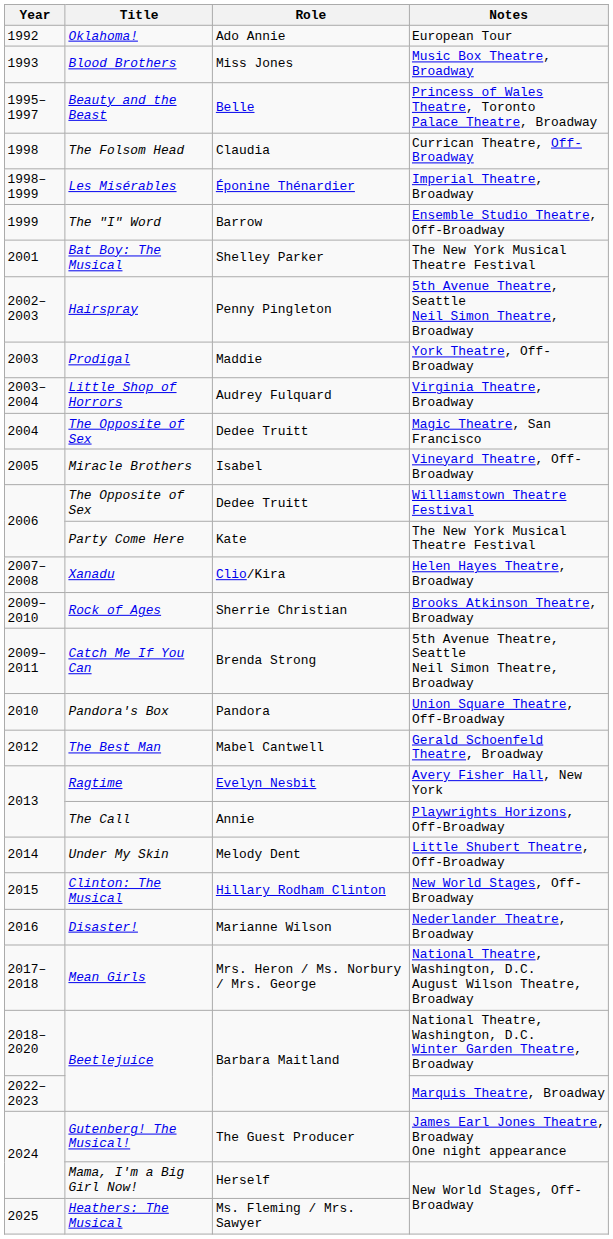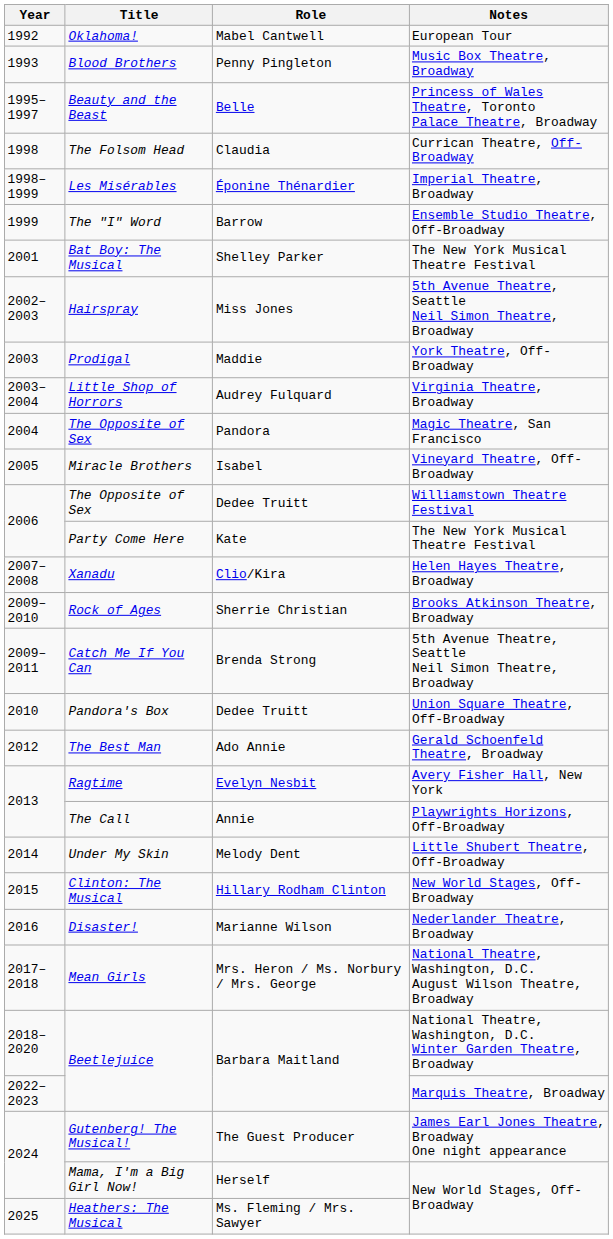(251, 36) Ado Annie -> (270, 36) Mabel Cantwell
(254, 64) Miss Jones -> (274, 64) Penny Pingleton
(274, 309) Penny Pingleton -> (254, 309) Miss Jones
(262, 431) Dedee Truitt -> (243, 431) Pandora
(243, 712) Pandora -> (262, 712) Dedee Truitt
(270, 748) Mabel Cantwell -> (251, 748) Ado Annie
